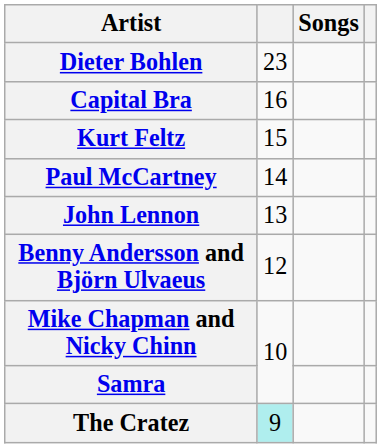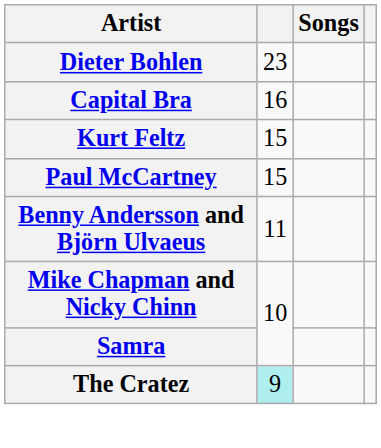(275, 176) 14 -> (275, 176) 15
- row: (131, 215)
(275, 267) 12 -> (275, 228) 11
